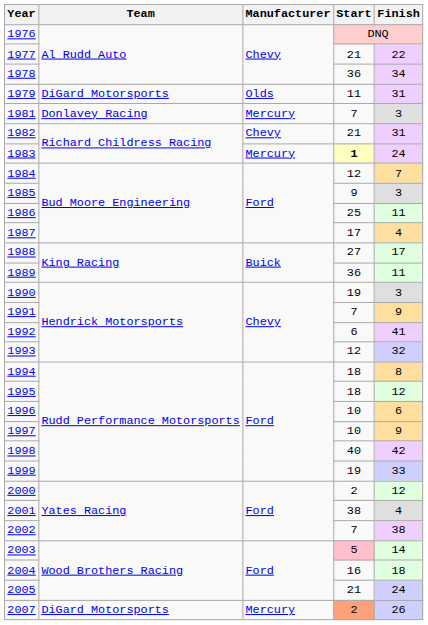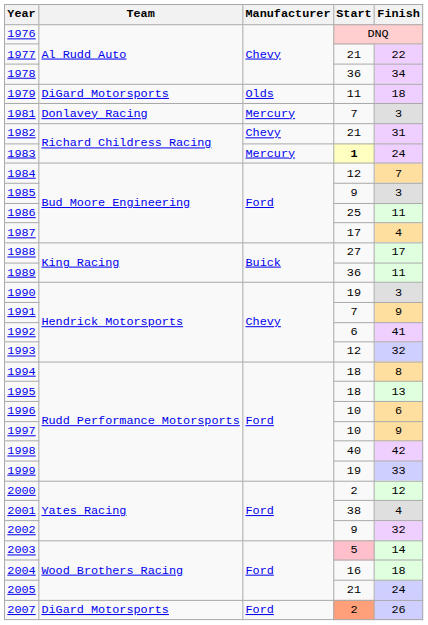(399, 94) 31 -> (399, 94) 18
(399, 391) 12 -> (399, 391) 13
(354, 530) 7 -> (354, 530) 9
(399, 530) 38 -> (399, 530) 32
(270, 610) Mercury -> (260, 610) Ford
